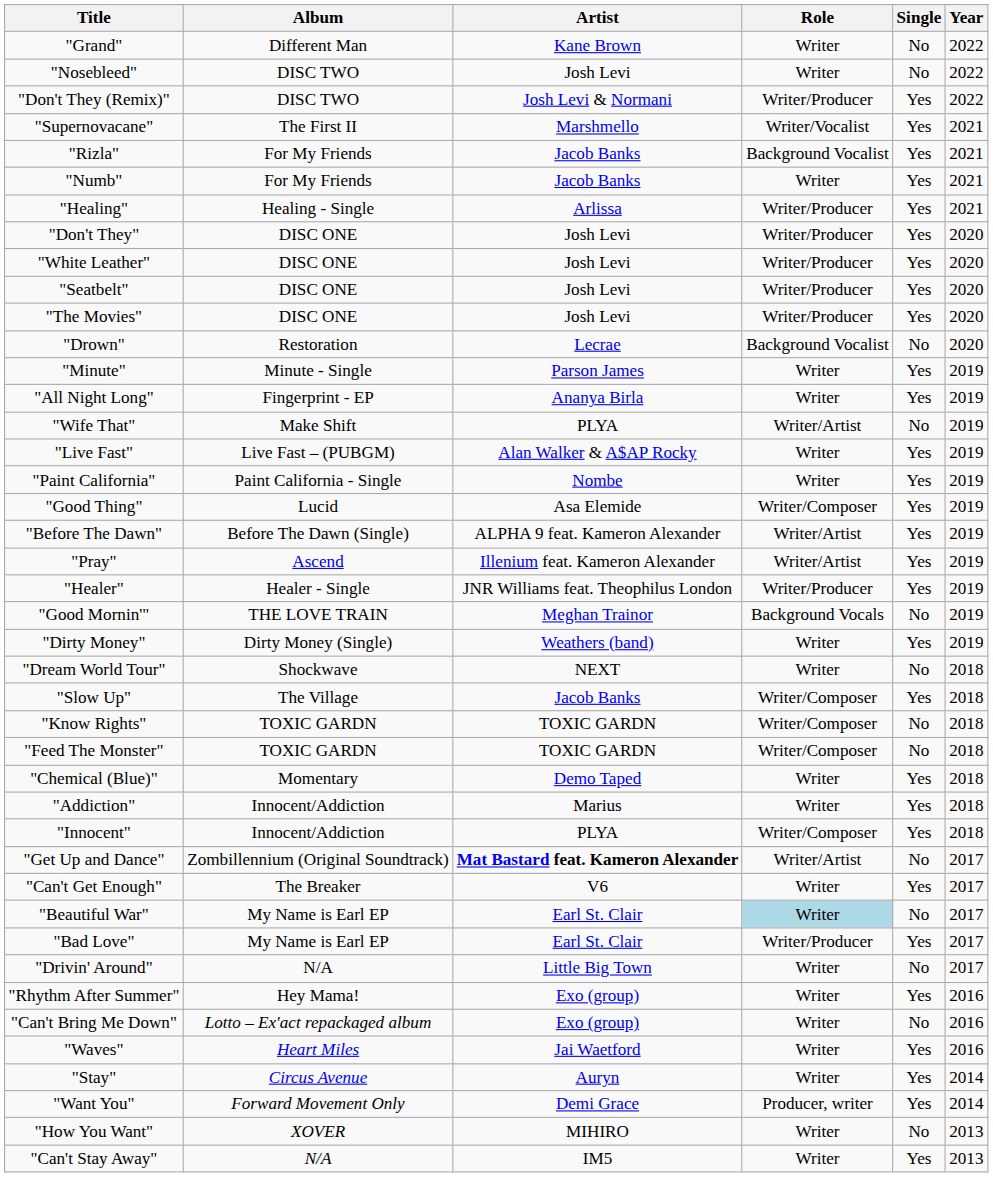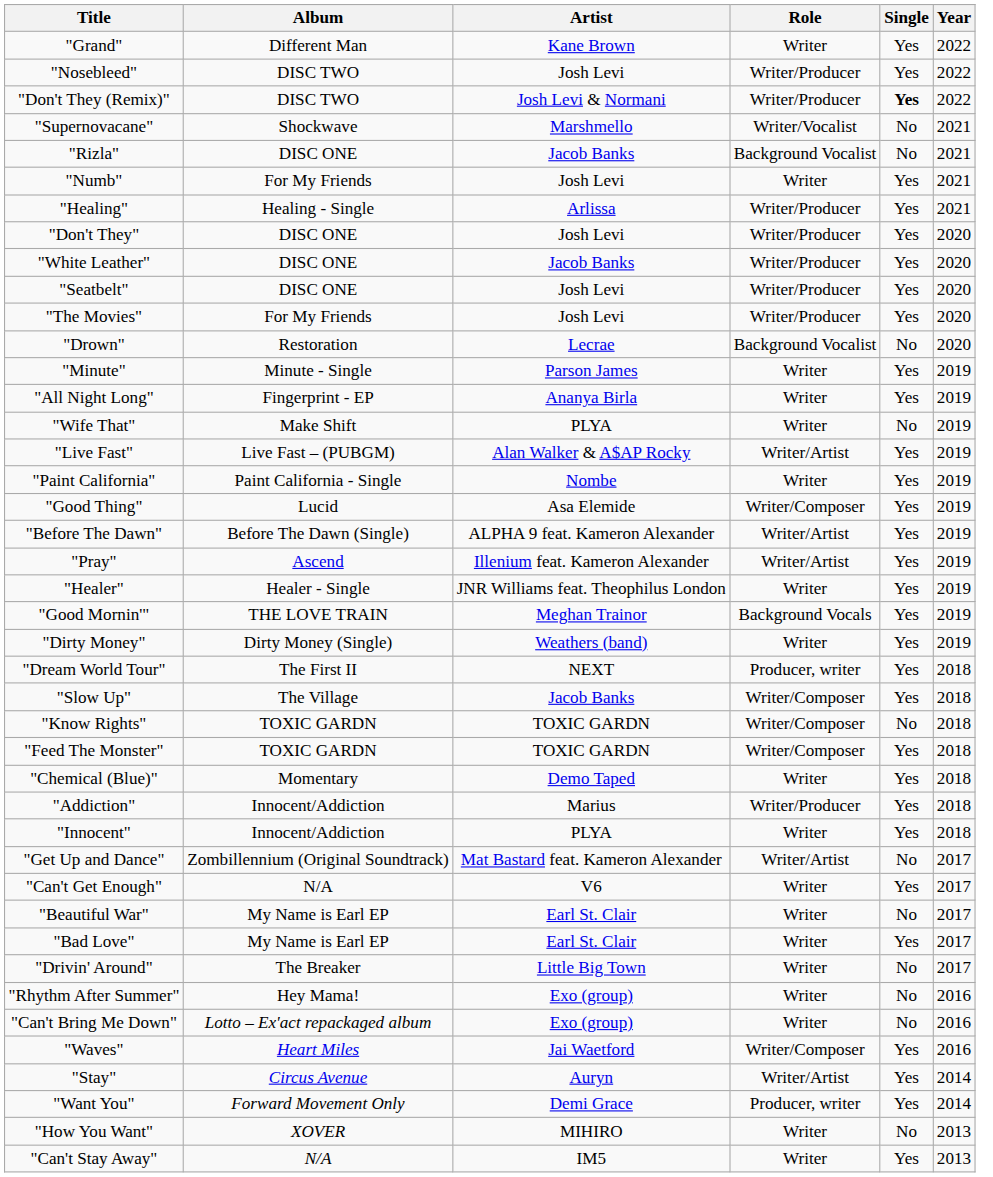(919, 45) No -> (907, 45) Yes
(817, 72) Writer -> (805, 72) Writer/Producer
(919, 72) No -> (907, 72) Yes
(919, 99) normal -> (907, 99) bold
(318, 126) The First II -> (318, 126) Shockwave
(919, 126) Yes -> (907, 126) No
(318, 153) For My Friends -> (318, 153) DISC ONE
(919, 153) Yes -> (907, 153) No
(597, 180) Jacob Banks -> (591, 180) Josh Levi
(597, 262) Josh Levi -> (591, 262) Jacob Banks
(318, 316) DISC ONE -> (318, 316) For My Friends
(817, 425) Writer/Artist -> (805, 425) Writer
(817, 452) Writer -> (805, 452) Writer/Artist
(817, 588) Writer/Producer -> (805, 588) Writer
(919, 615) No -> (907, 615) Yes
(318, 669) Shockwave -> (318, 669) The First II
(817, 669) Writer -> (805, 669) Producer, writer
(919, 669) No -> (907, 669) Yes
(919, 751) No -> (907, 751) Yes
(817, 805) Writer -> (805, 805) Writer/Producer
(817, 832) Writer/Composer -> (805, 832) Writer
(597, 859) bold -> (591, 859) normal
(318, 886) The Breaker -> (318, 886) N/A
(817, 914) lightblue background -> (805, 914) no background
(817, 941) Writer/Producer -> (805, 941) Writer
(318, 968) N/A -> (318, 968) The Breaker
(919, 995) Yes -> (907, 995) No
(817, 1049) Writer -> (805, 1049) Writer/Composer
(817, 1076) Writer -> (805, 1076) Writer/Artist
